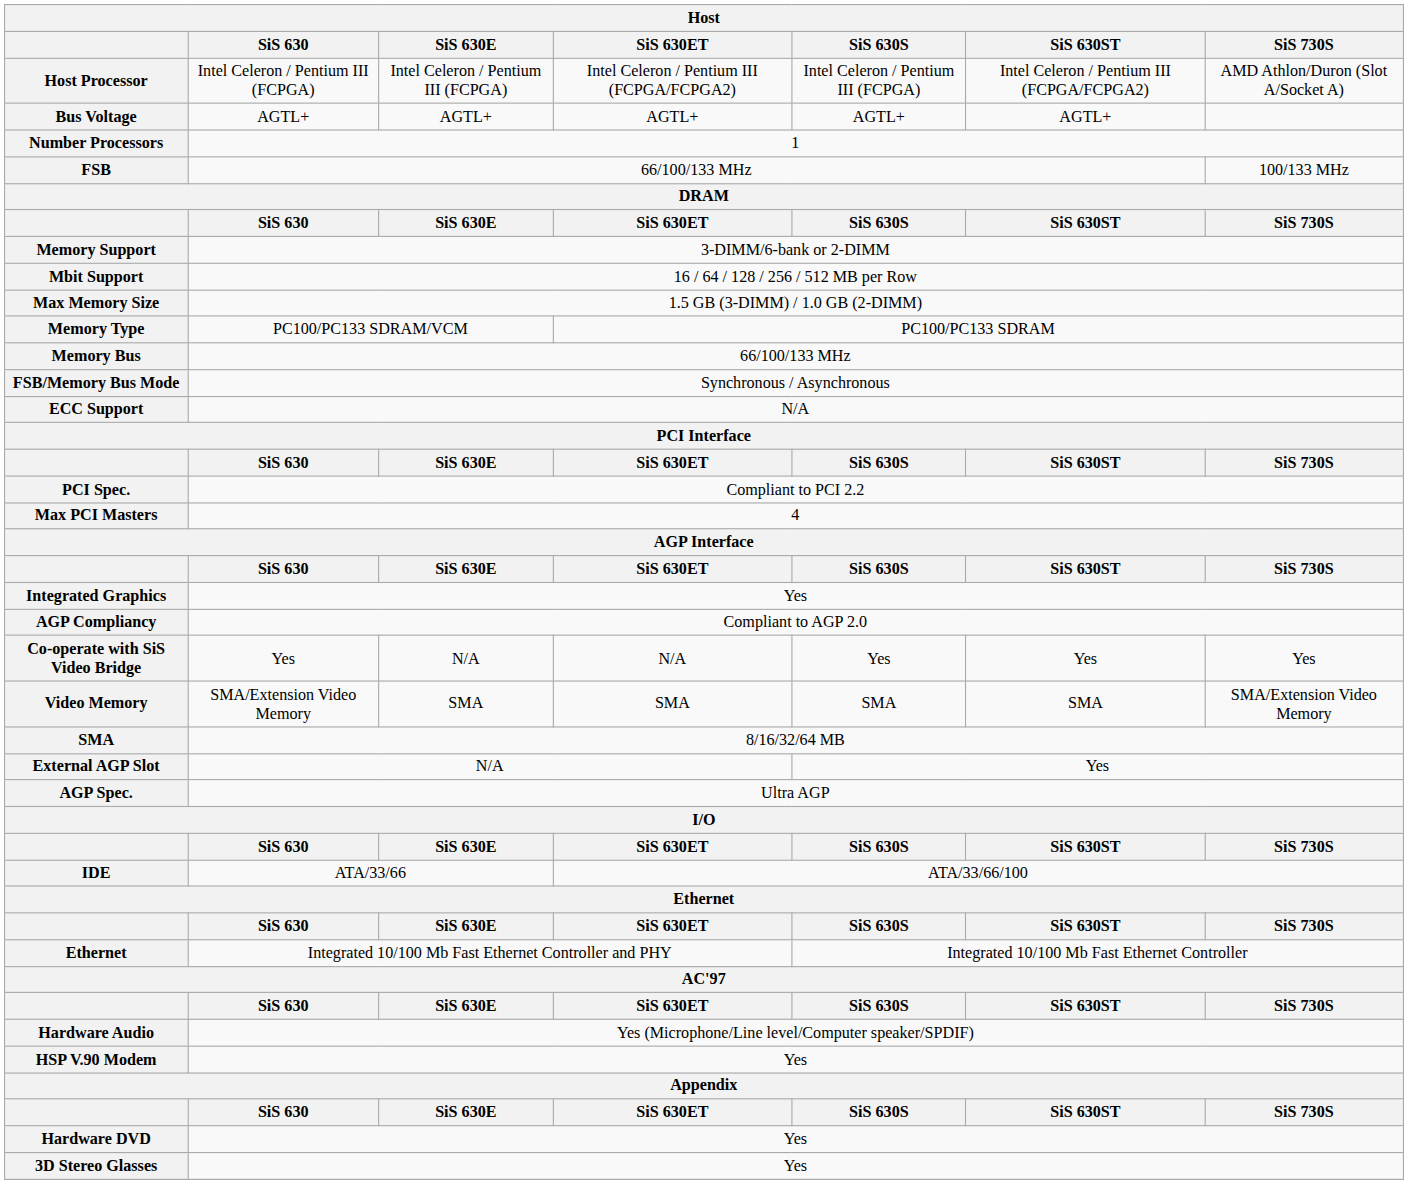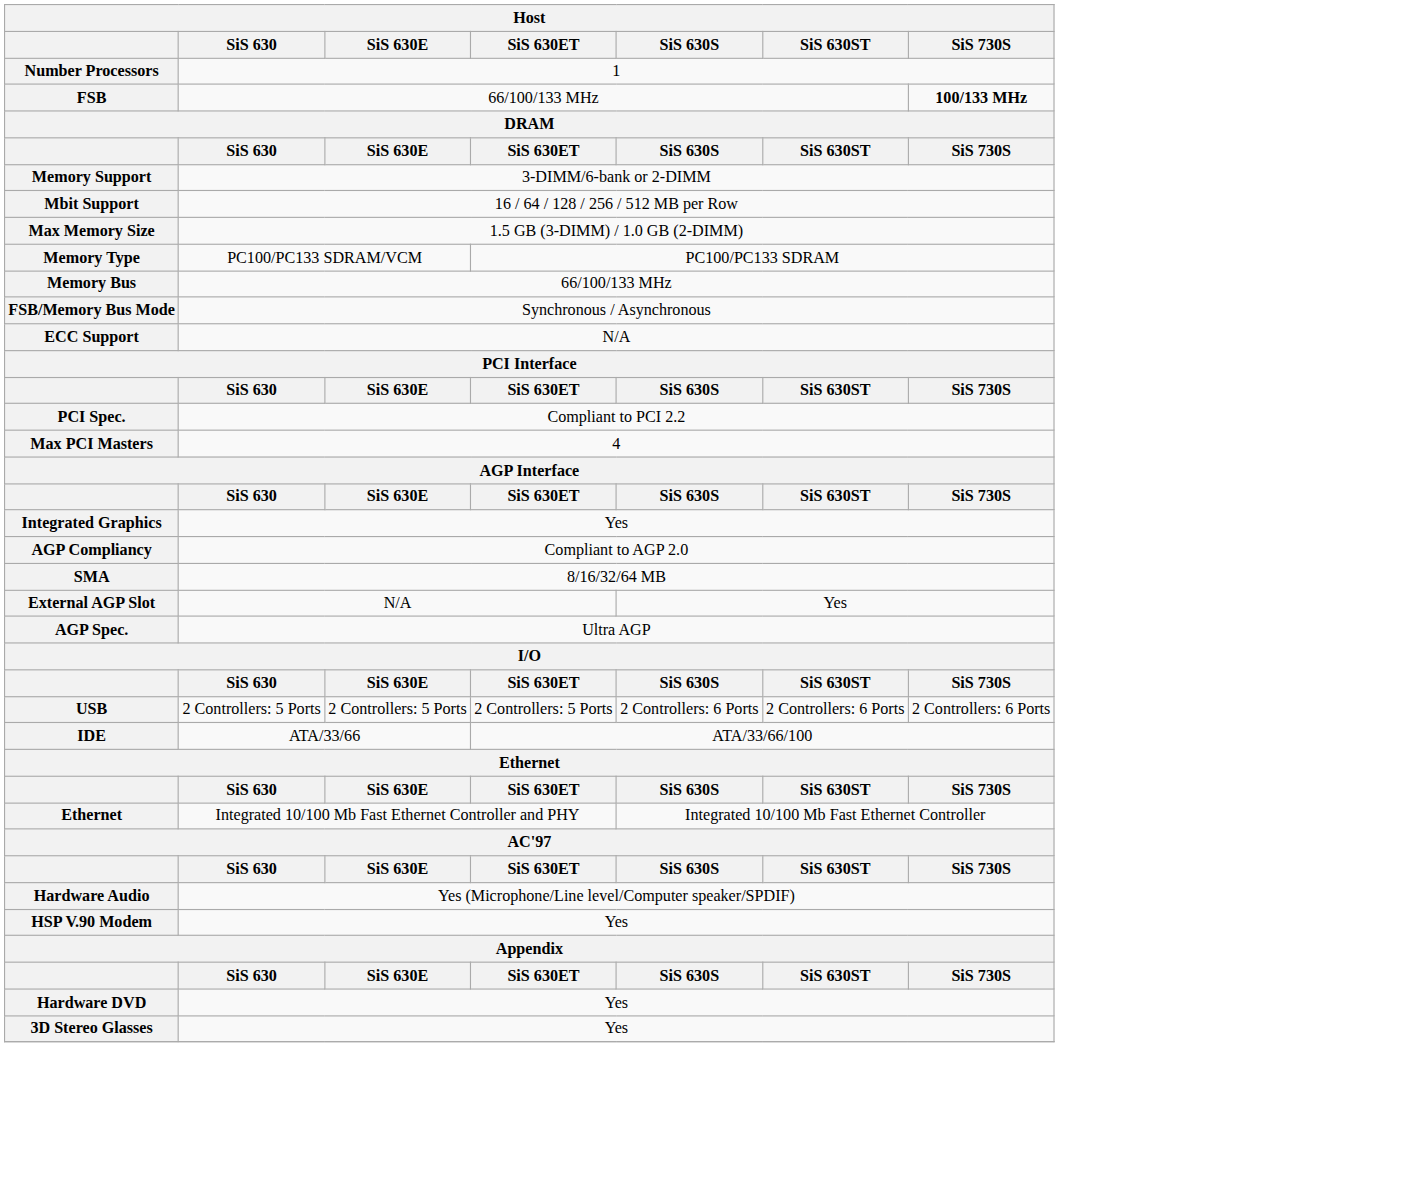- row: (96, 80)
- row: (96, 117)
(1304, 170) normal -> (981, 97) bold
- row: (96, 658)
- row: (96, 704)
+ row: (92, 709)
